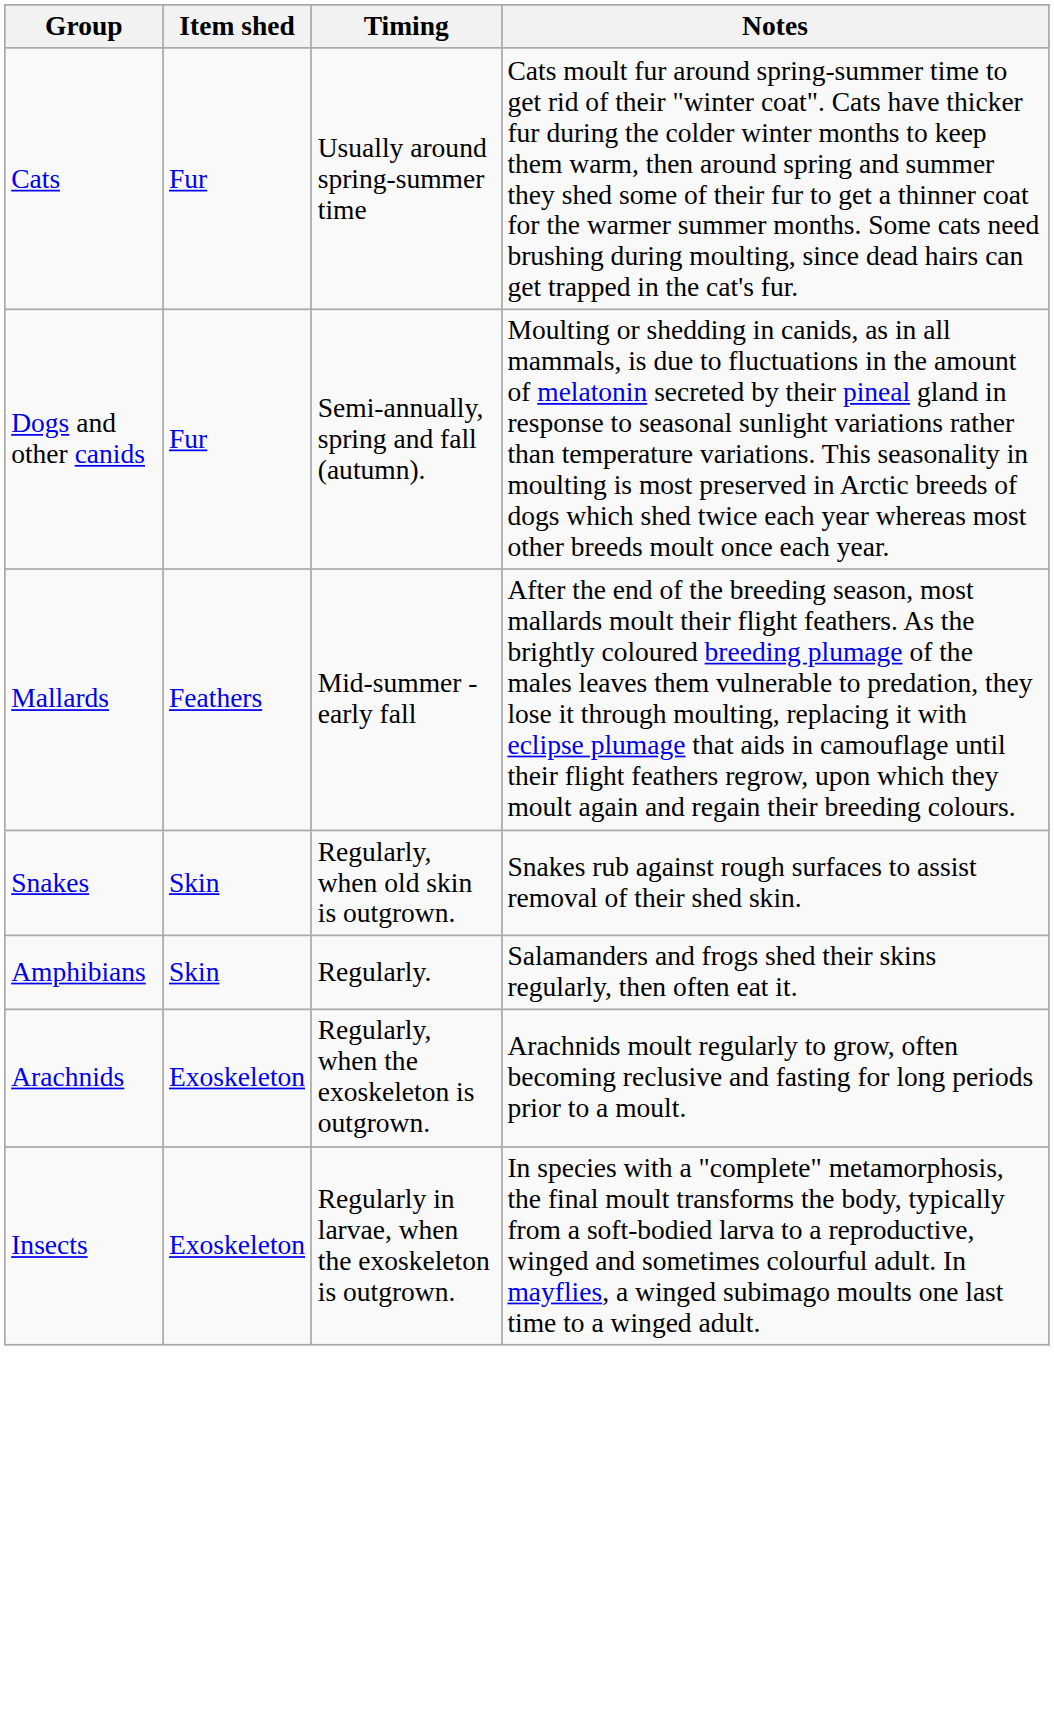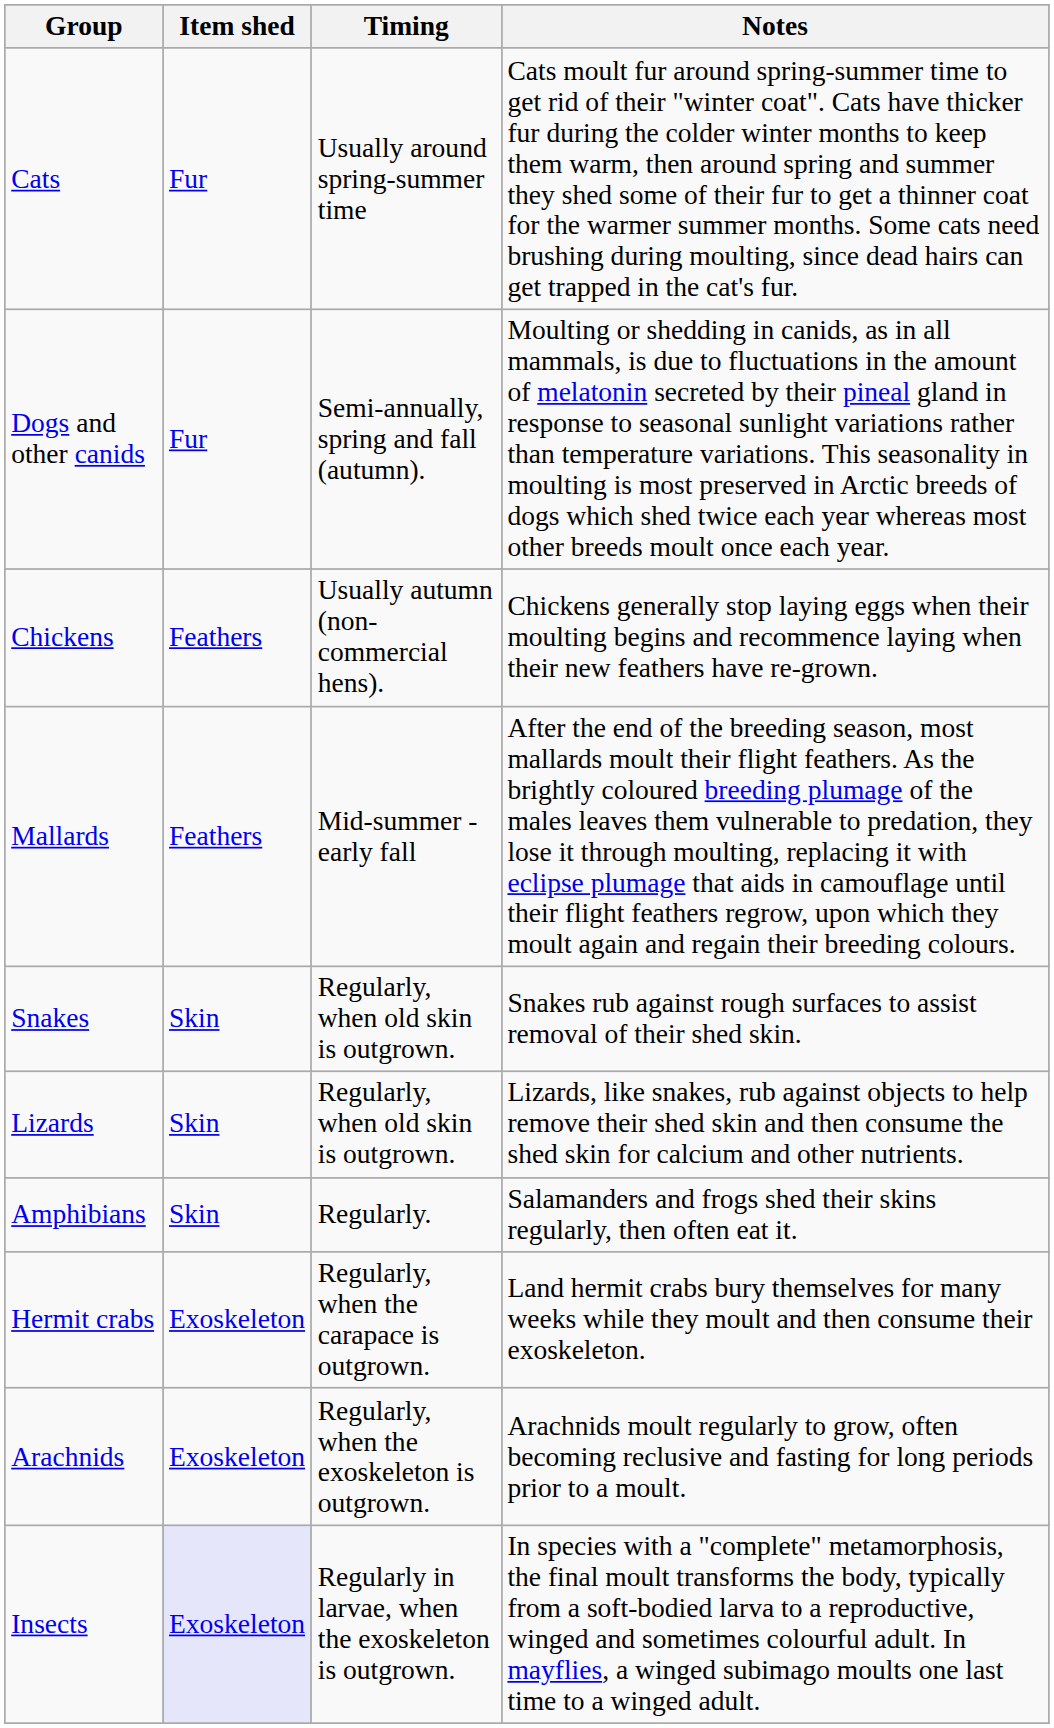+ row: (62, 637)
+ row: (52, 1124)
+ row: (83, 1319)
(237, 1245) no background -> (237, 1623) lavender background
